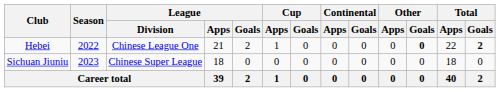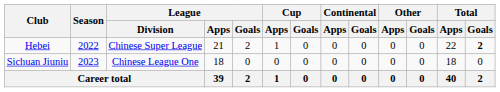(155, 45) Chinese League One -> (155, 45) Chinese Super League
(422, 45) bold -> (422, 45) normal
(155, 62) Chinese Super League -> (155, 62) Chinese League One
